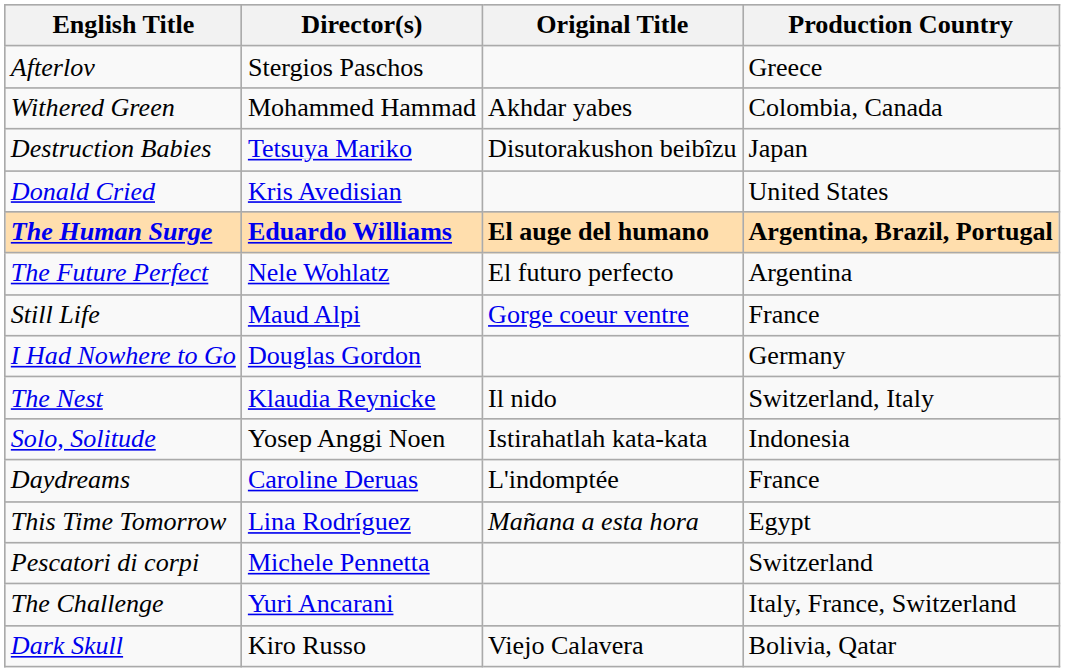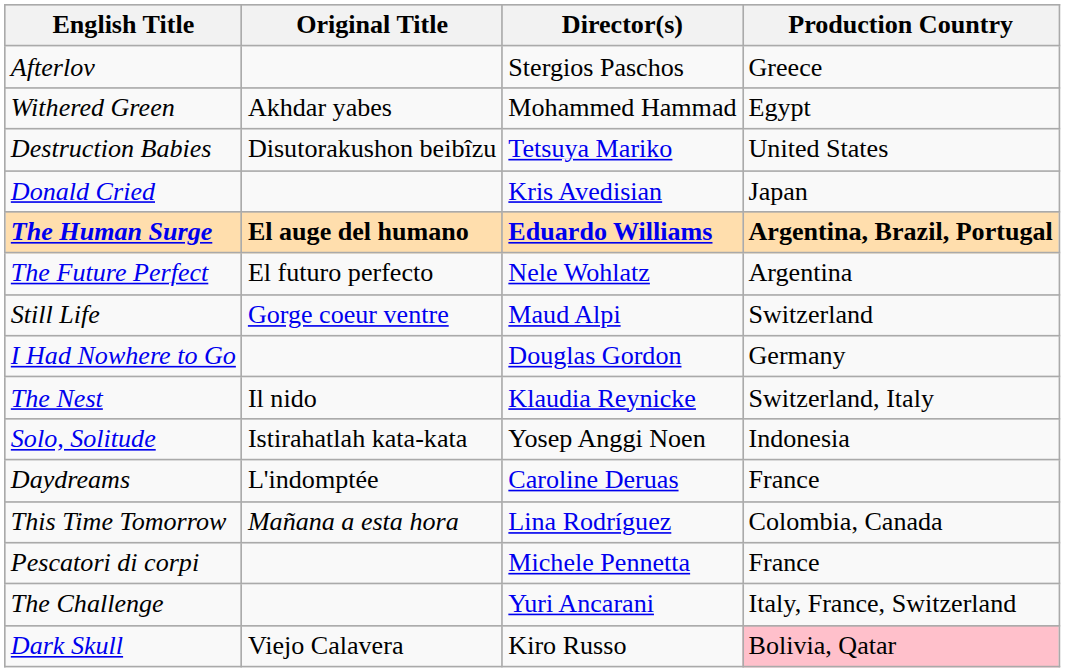columns swapped: (612, 25) <-> (362, 25)
(846, 107) Colombia, Canada -> (780, 107) Egypt
(778, 149) Japan -> (818, 149) United States
(818, 190) United States -> (778, 190) Japan
(784, 314) France -> (811, 314) Switzerland
(780, 521) Egypt -> (846, 521) Colombia, Canada
(811, 562) Switzerland -> (784, 562) France
(822, 645) no background -> (822, 645) pink background
